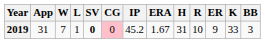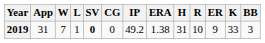(112, 30) pink background -> (112, 30) no background
(135, 30) 45.2 -> (135, 30) 49.2
(160, 30) 1.67 -> (160, 30) 1.38
